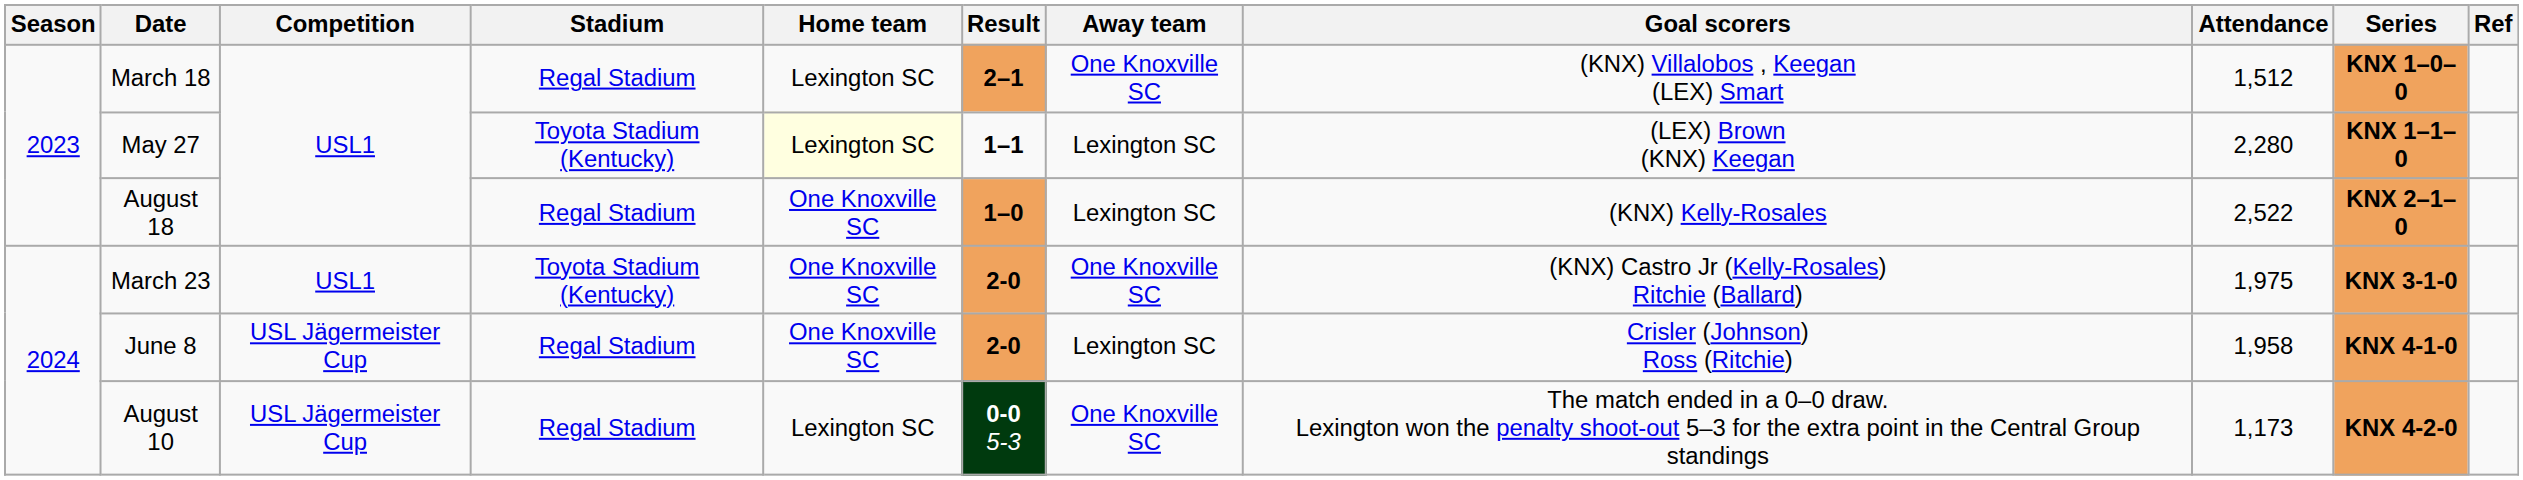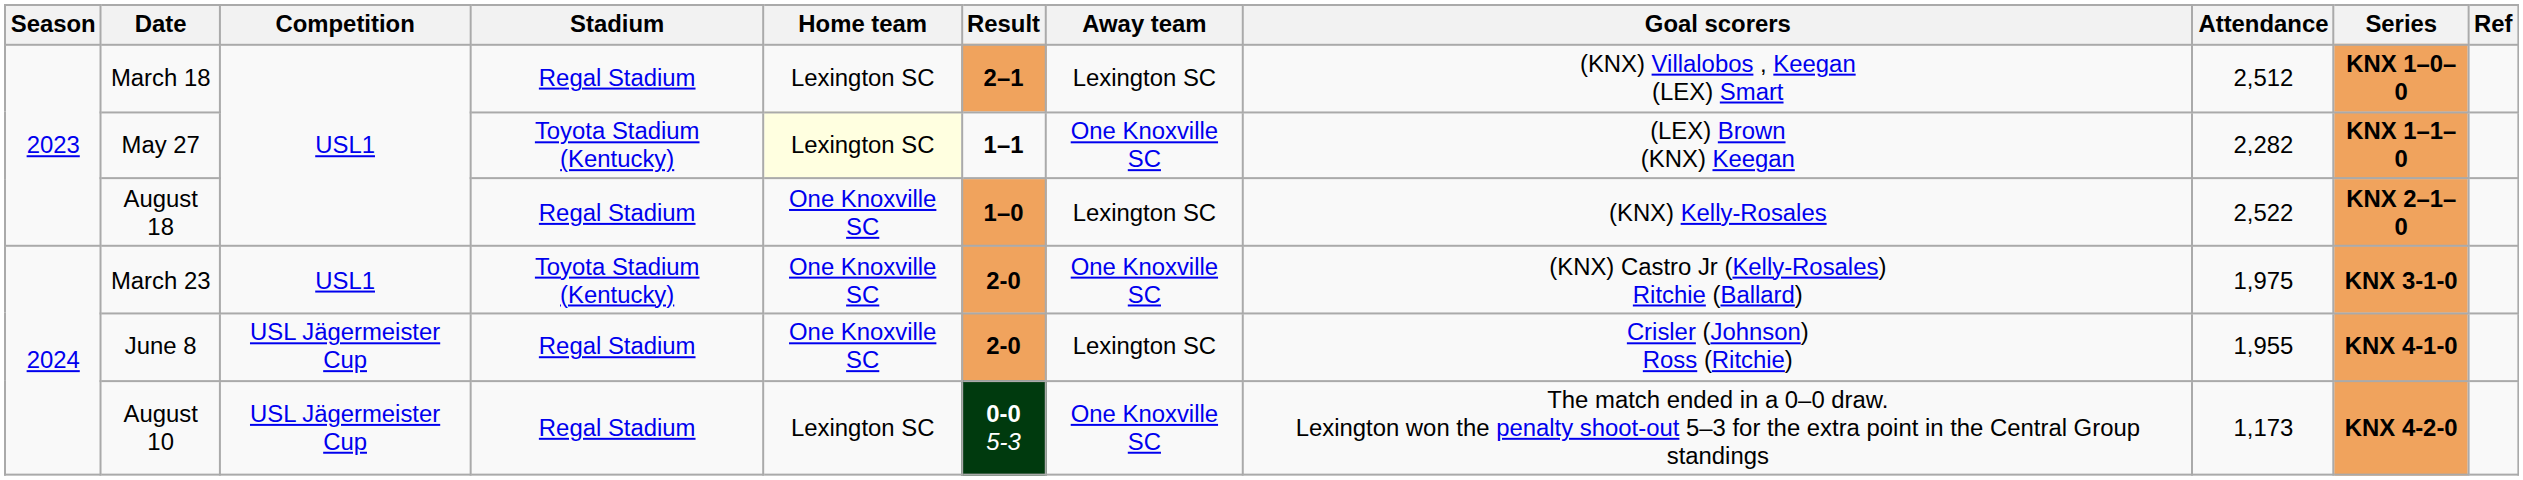(1144, 78) One Knoxville SC -> (1144, 78) Lexington SC
(2263, 78) 1,512 -> (2263, 78) 2,512
(1144, 145) Lexington SC -> (1144, 145) One Knoxville SC
(2263, 145) 2,280 -> (2263, 145) 2,282
(2263, 347) 1,958 -> (2263, 347) 1,955
